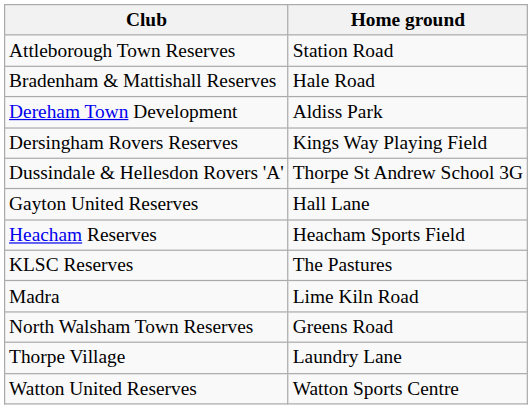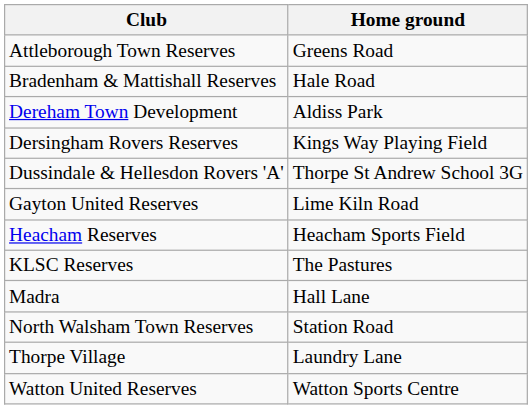(343, 50) Station Road -> (343, 50) Greens Road
(331, 204) Hall Lane -> (356, 204) Lime Kiln Road
(356, 296) Lime Kiln Road -> (331, 296) Hall Lane
(343, 326) Greens Road -> (343, 326) Station Road
